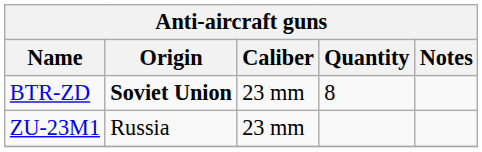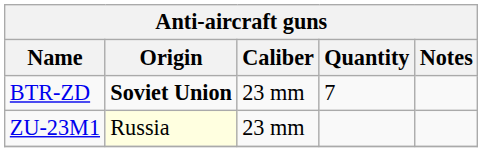(330, 92) 8 -> (330, 92) 7
(140, 127) no background -> (140, 127) lightyellow background
